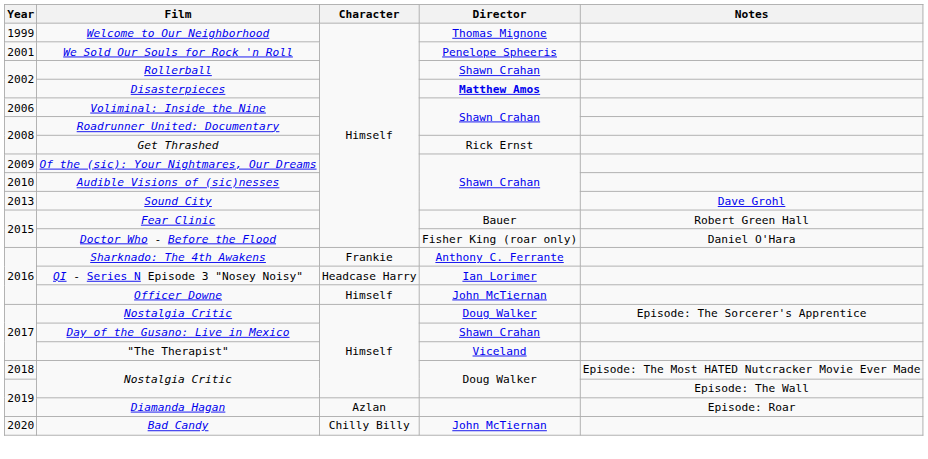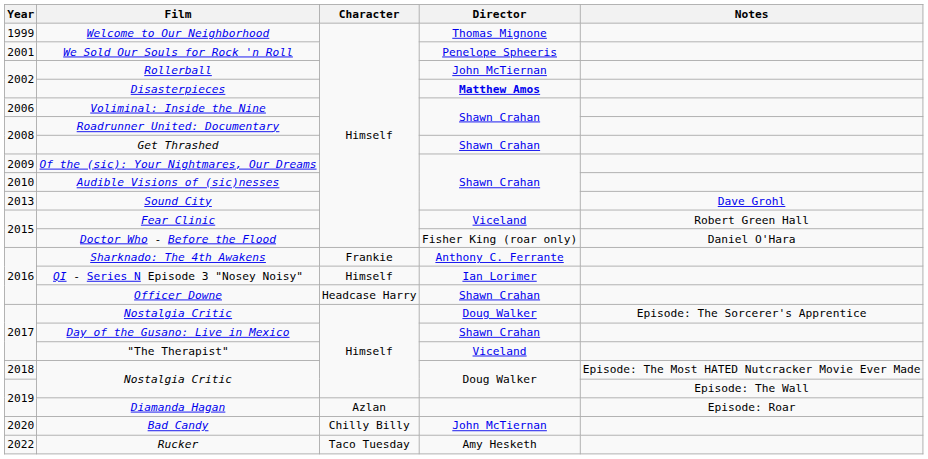(500, 70) Shawn Crahan -> (500, 70) John McTiernan
(500, 144) Rick Ernst -> (500, 144) Shawn Crahan
(500, 219) Bauer -> (500, 219) Viceland
(369, 275) Headcase Harry -> (369, 275) Himself
(369, 294) Himself -> (369, 294) Headcase Harry
(500, 294) John McTiernan -> (500, 294) Shawn Crahan
+ row: (21, 444)
